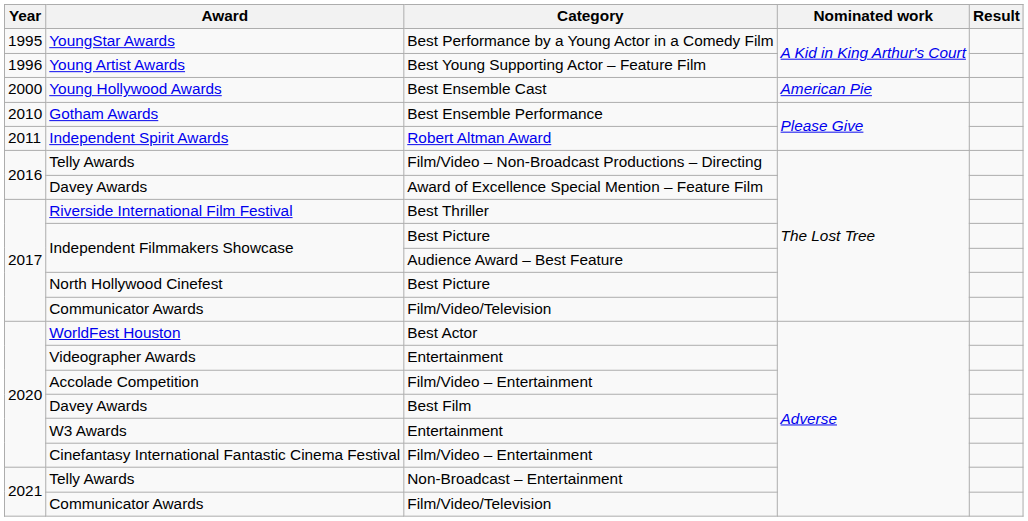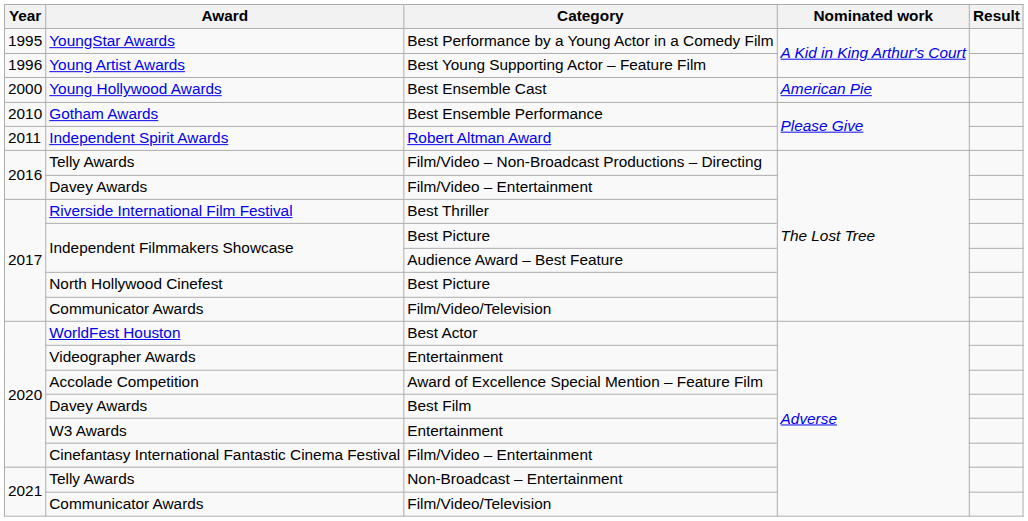(585, 187) Award of Excellence Special Mention – Feature Film -> (500, 187) Film/Video – Entertainment
(500, 382) Film/Video – Entertainment -> (585, 382) Award of Excellence Special Mention – Feature Film
